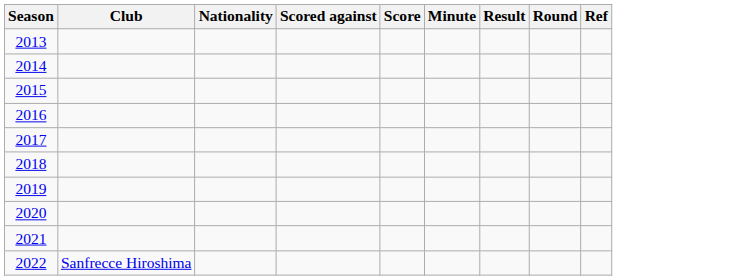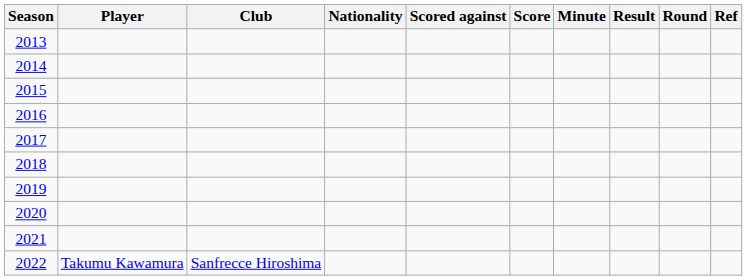+ column: (122, 16)
